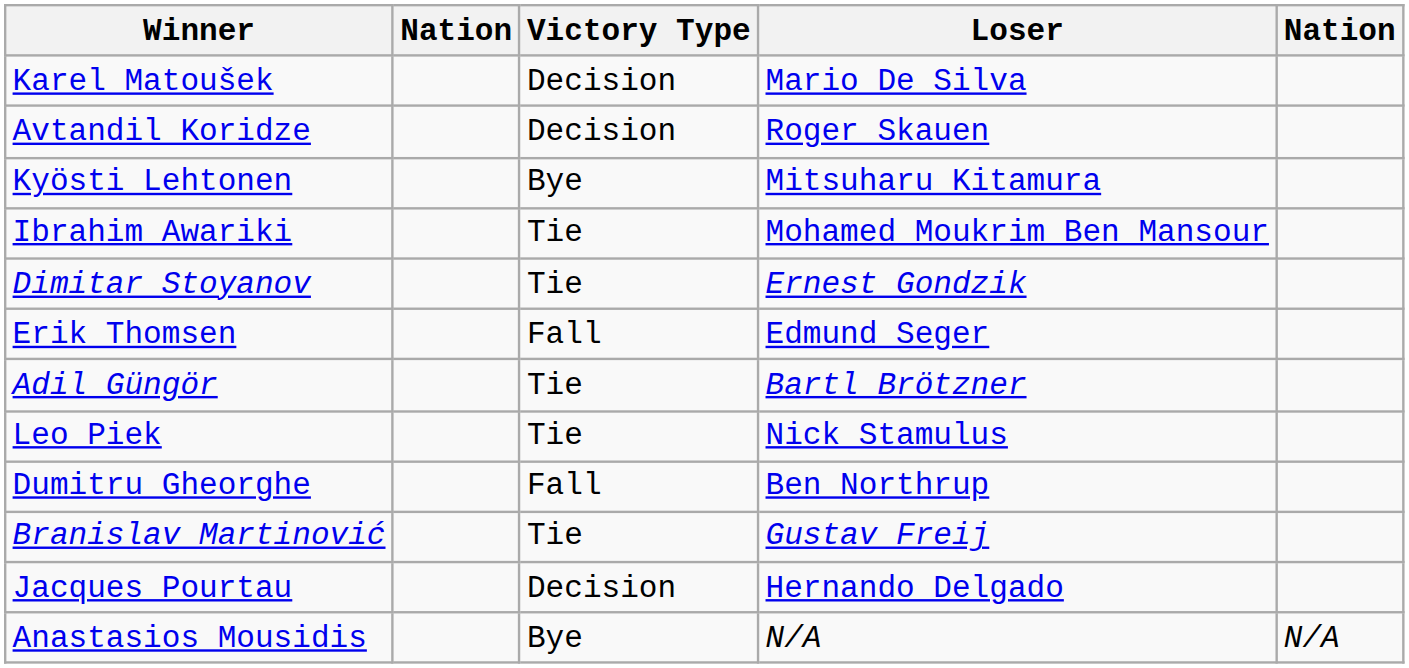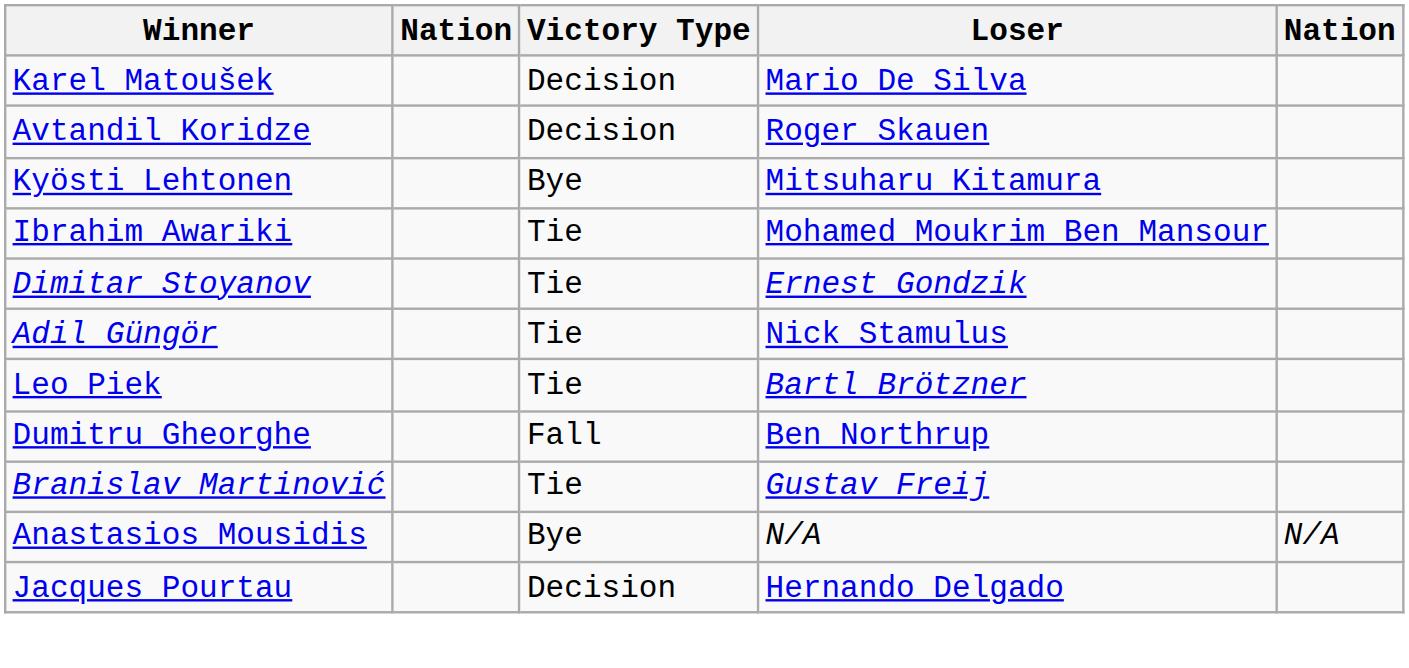- row: (124, 334)
(896, 385) Bartl Brötzner -> (887, 334) Nick Stamulus
(887, 436) Nick Stamulus -> (896, 385) Bartl Brötzner
rows swapped: (152, 588) <-> (190, 638)
